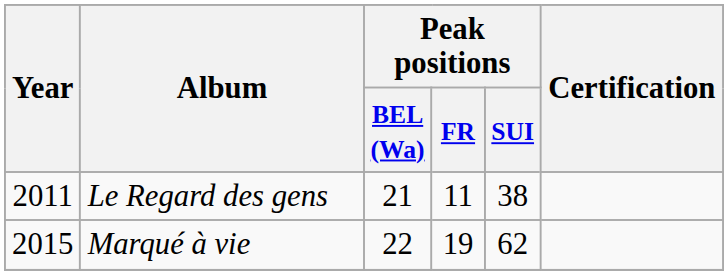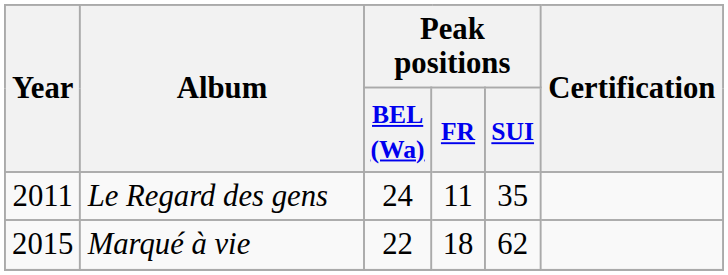(398, 195) 21 -> (398, 195) 24
(513, 195) 38 -> (513, 195) 35
(458, 244) 19 -> (458, 244) 18
